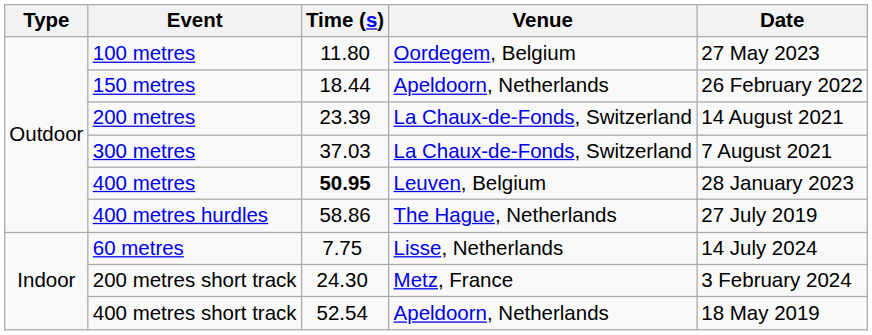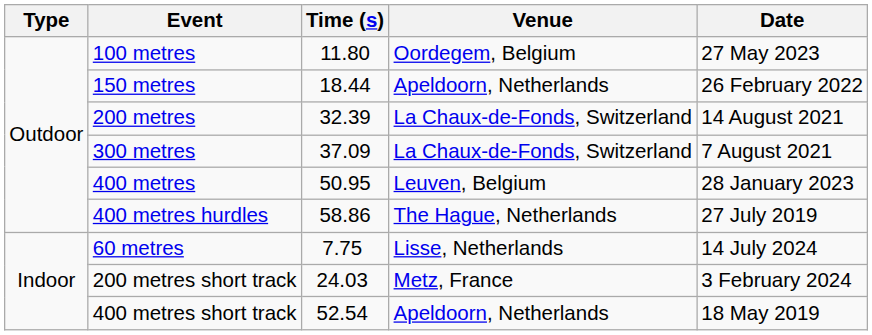(345, 118) 23.39 -> (345, 118) 32.39
(345, 150) 37.03 -> (345, 150) 37.09
(345, 183) bold -> (345, 183) normal
(345, 280) 24.30 -> (345, 280) 24.03
